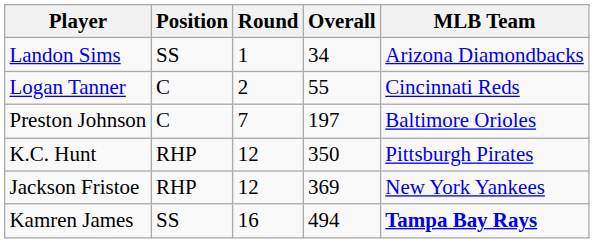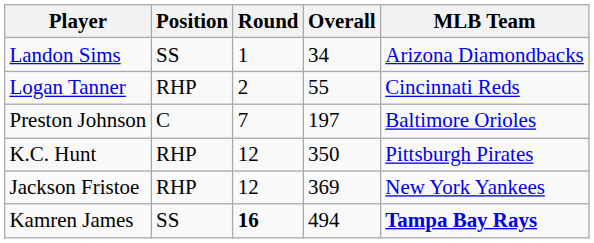(163, 87) C -> (176, 87) RHP
(248, 220) normal -> (248, 220) bold
